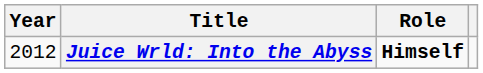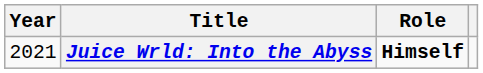(33, 53) 2012 -> (33, 53) 2021
